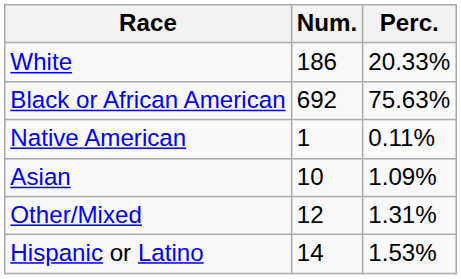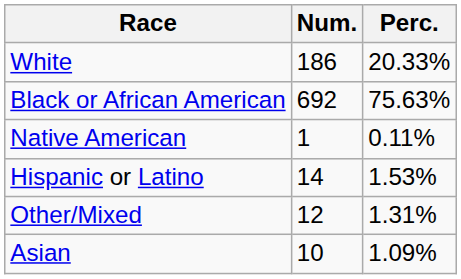rows swapped: (41, 176) <-> (107, 253)
